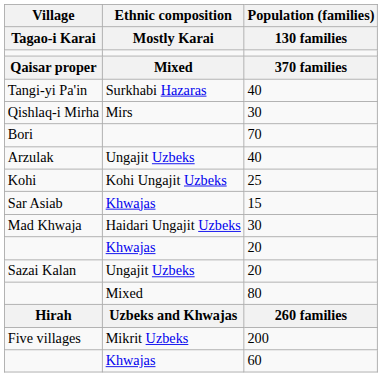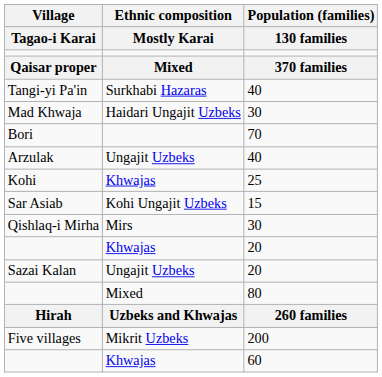rows swapped: (53, 112) <-> (45, 225)
(166, 180) Kohi Ungajit Uzbeks -> (131, 180) Khwajas
(131, 203) Khwajas -> (166, 203) Kohi Ungajit Uzbeks
